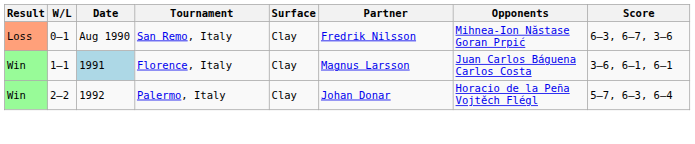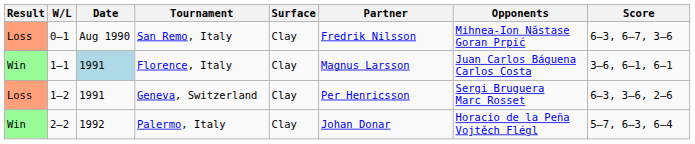+ row: (197, 95)
